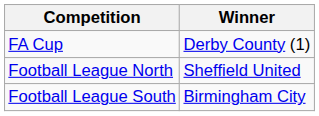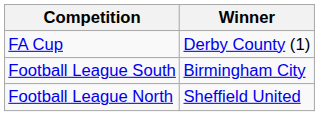rows swapped: (91, 70) <-> (92, 96)
